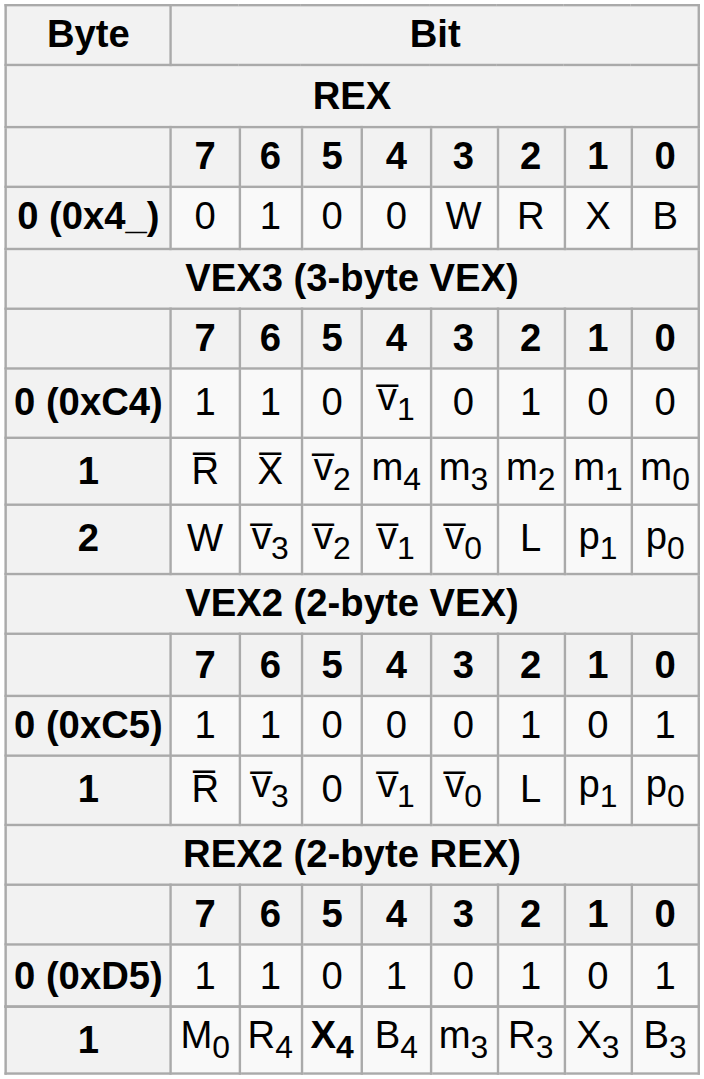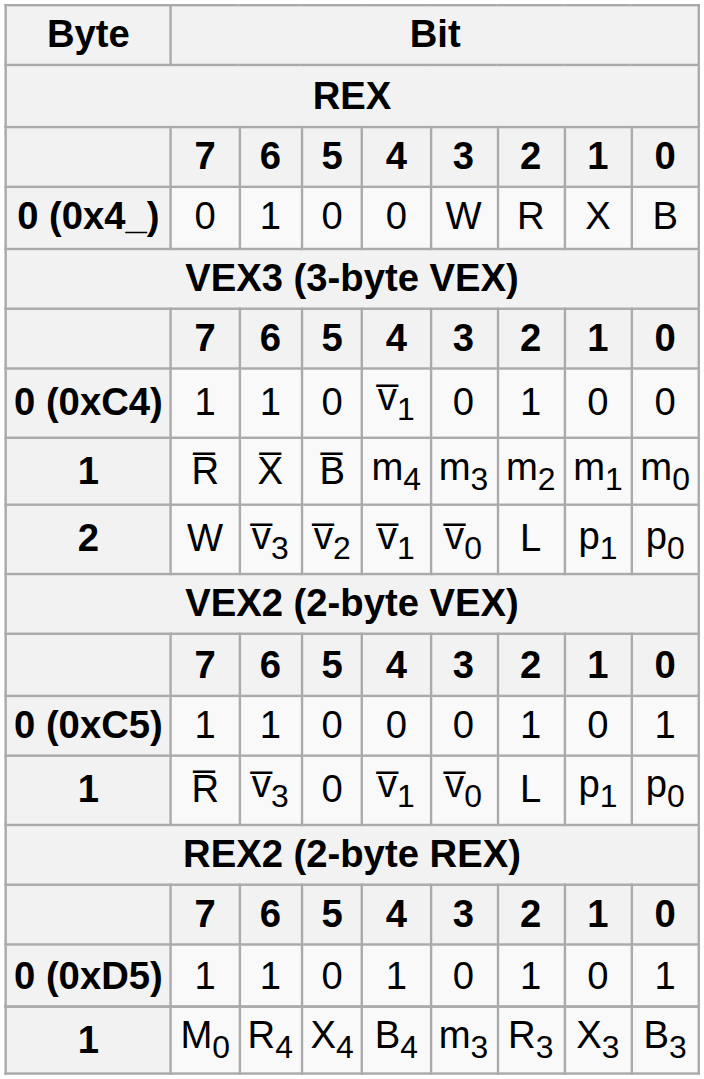(332, 471) v̅2 -> (332, 470) B̅
(332, 1040) bold -> (332, 1040) normal
